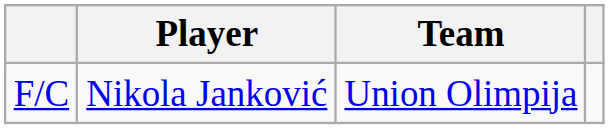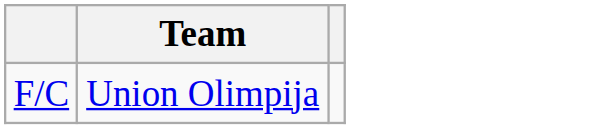- column: (207, 33)
